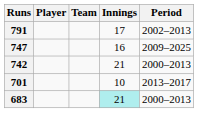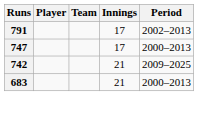(119, 47) 16 -> (119, 47) 17
(166, 47) 2009–2025 -> (166, 47) 2000–2013
(166, 64) 2000–2013 -> (166, 64) 2009–2025
- row: (19, 82)
(119, 99) paleturquoise background -> (119, 82) no background
